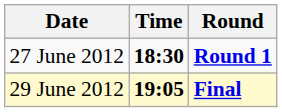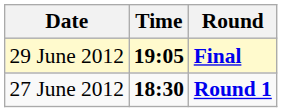rows swapped: (67, 55) <-> (67, 89)
